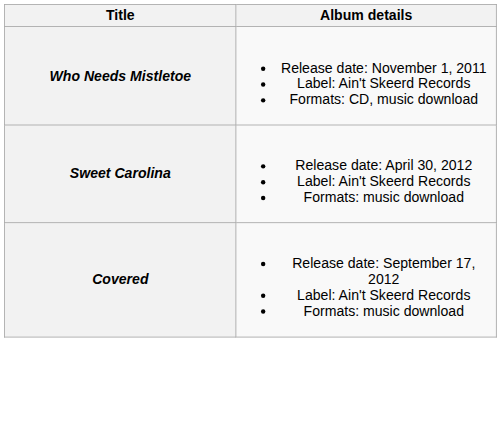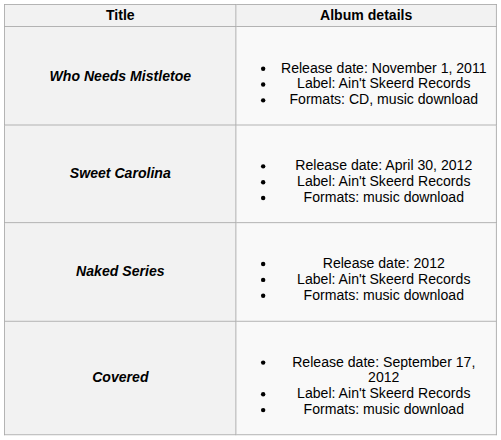+ row: (120, 271)
